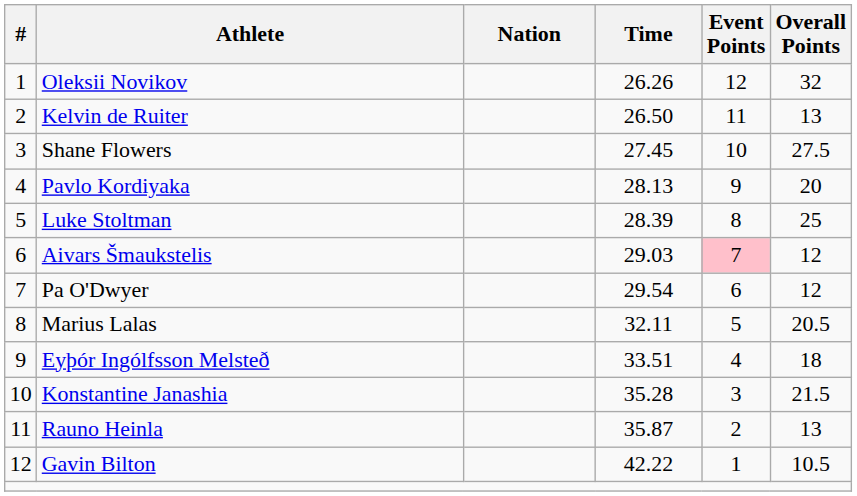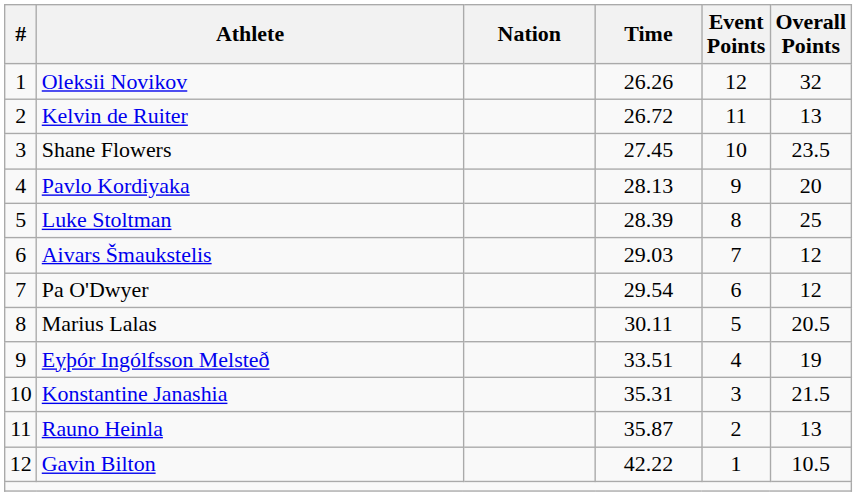(648, 116) 26.50 -> (648, 116) 26.72
(811, 150) 27.5 -> (811, 150) 23.5
(736, 255) pink background -> (736, 255) no background
(648, 324) 32.11 -> (648, 324) 30.11
(811, 359) 18 -> (811, 359) 19
(648, 394) 35.28 -> (648, 394) 35.31
